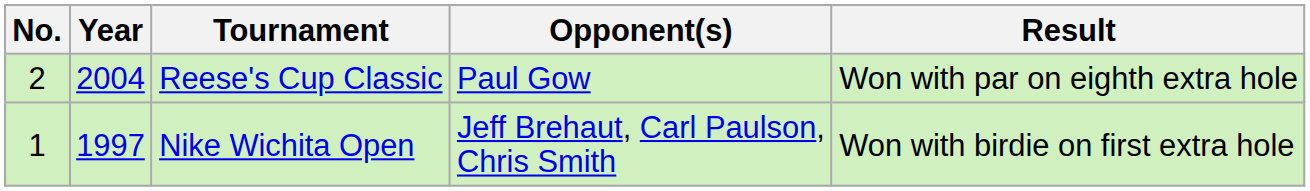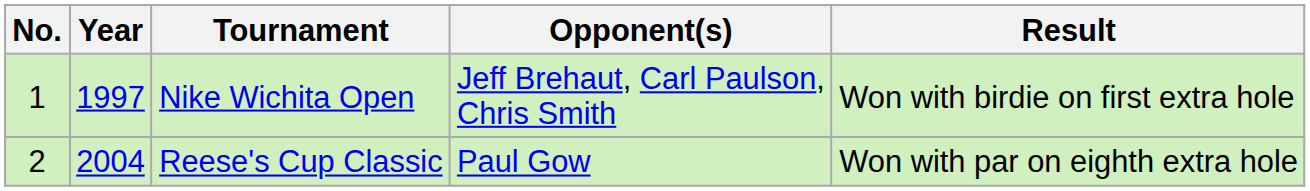rows swapped: (287, 145) <-> (301, 78)
